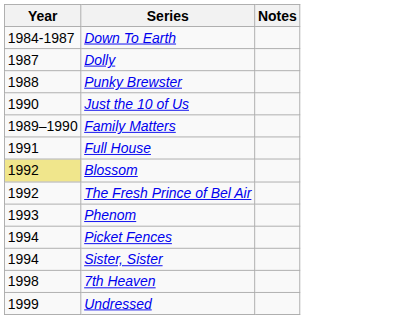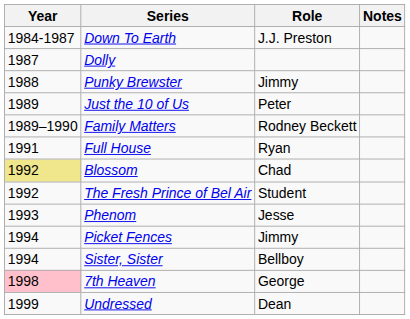+ column: (307, 16)
(23, 104) 1990 -> (23, 104) 1989
(23, 281) no background -> (23, 281) pink background
